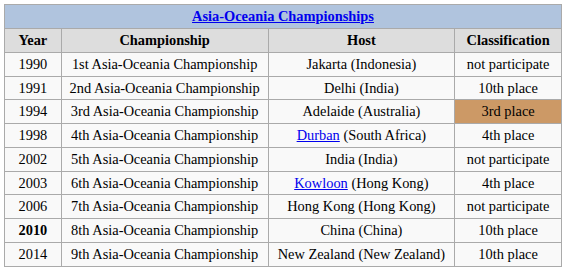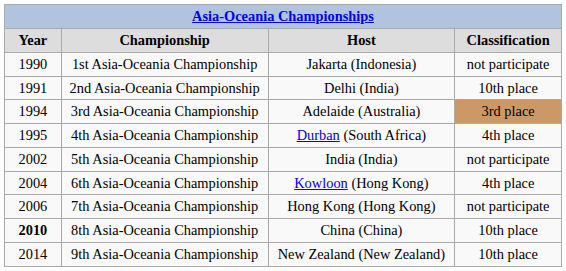(33, 135) 1998 -> (33, 135) 1995
(33, 183) 2003 -> (33, 183) 2004
